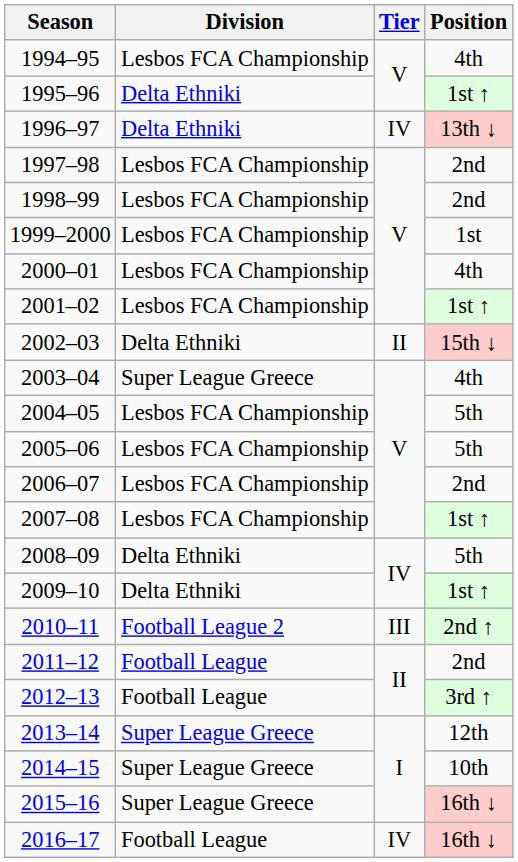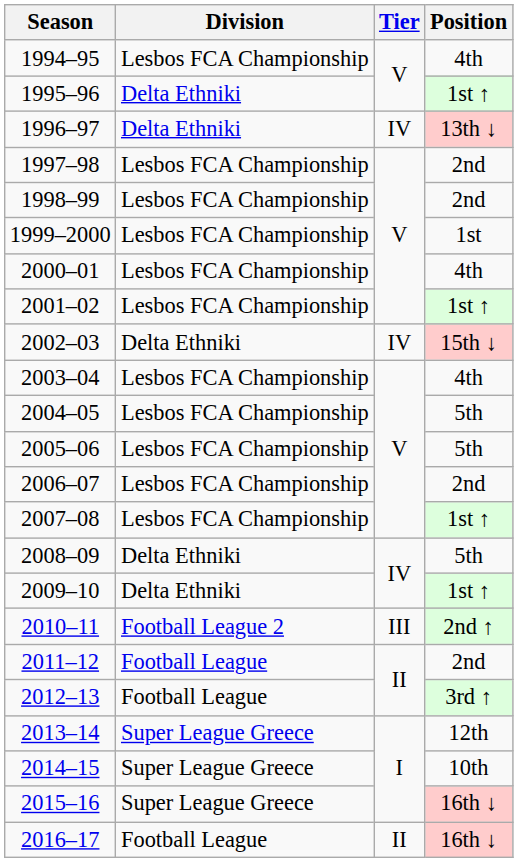(399, 341) II -> (399, 341) IV
(217, 377) Super League Greece -> (245, 377) Lesbos FCA Championship
(399, 839) IV -> (399, 839) II
